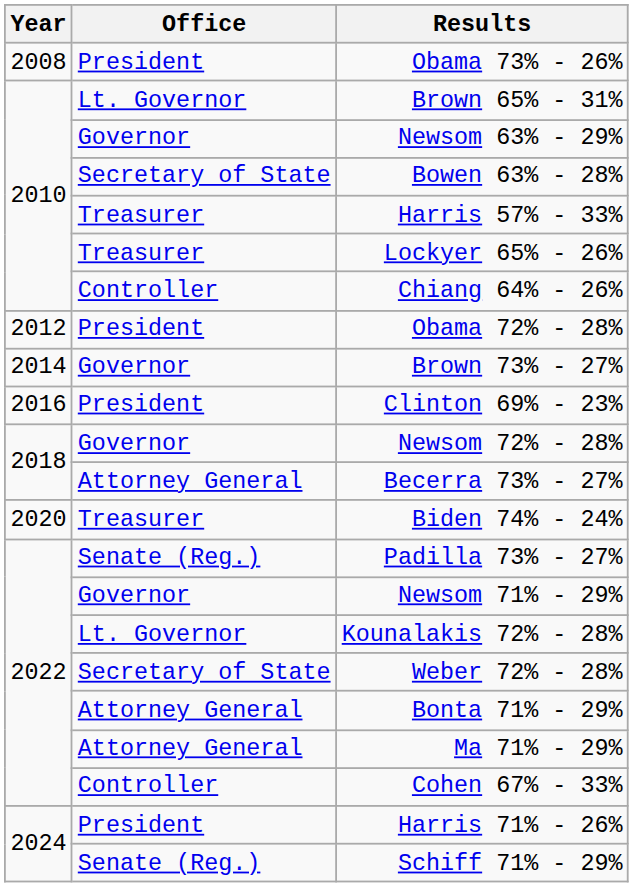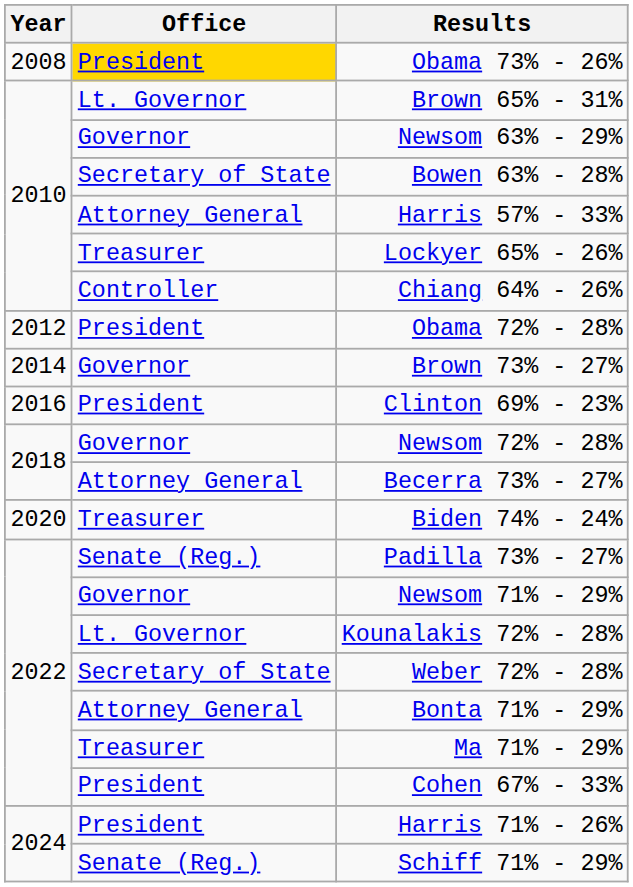(141, 62) no background -> (141, 62) gold background
(141, 215) Treasurer -> (190, 215) Attorney General
(190, 749) Attorney General -> (141, 749) Treasurer
(148, 787) Controller -> (141, 787) President
